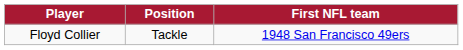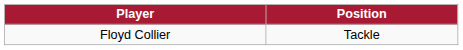- column: (336, 14)
